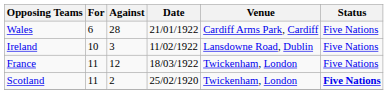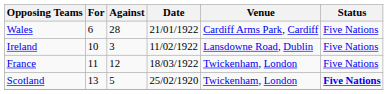(93, 81) 11 -> (93, 81) 13
(112, 81) 2 -> (112, 81) 5
